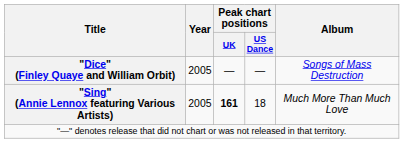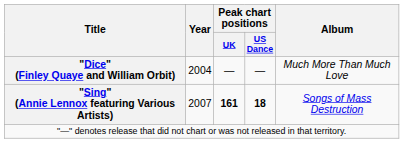(200, 70) 2005 -> (200, 70) 2004
(337, 70) Songs of Mass Destruction -> (337, 70) Much More Than Much Love
(200, 104) 2005 -> (200, 104) 2007
(260, 104) normal -> (260, 104) bold
(337, 104) Much More Than Much Love -> (337, 104) Songs of Mass Destruction
